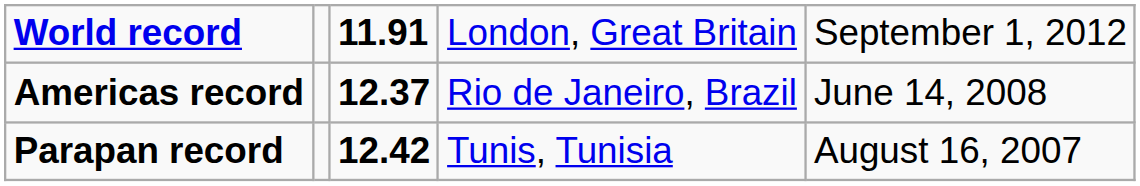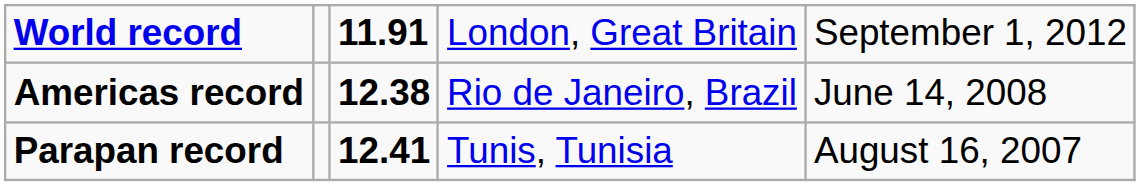(384, 92) 12.37 -> (384, 92) 12.38
(384, 150) 12.42 -> (384, 150) 12.41
